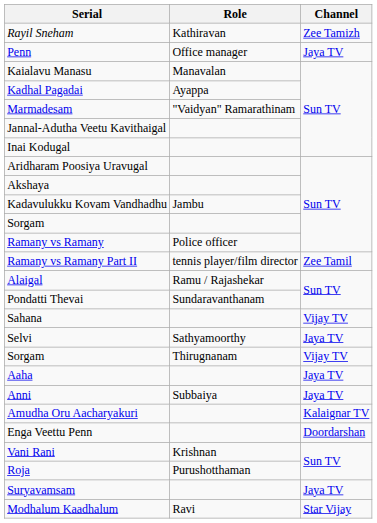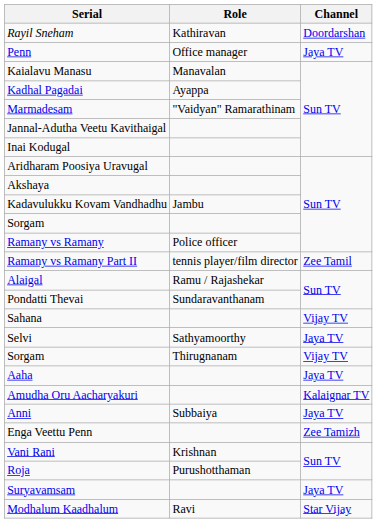(332, 33) Zee Tamizh -> (334, 33) Doordarshan
rows swapped: (19, 394) <-> (72, 413)
(334, 432) Doordarshan -> (332, 432) Zee Tamizh
